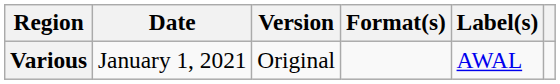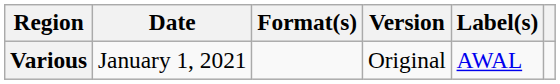columns swapped: (396, 23) <-> (296, 23)
